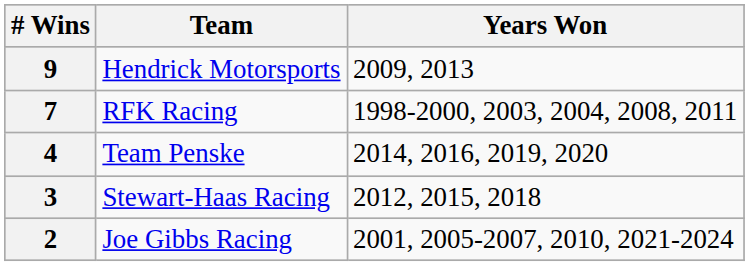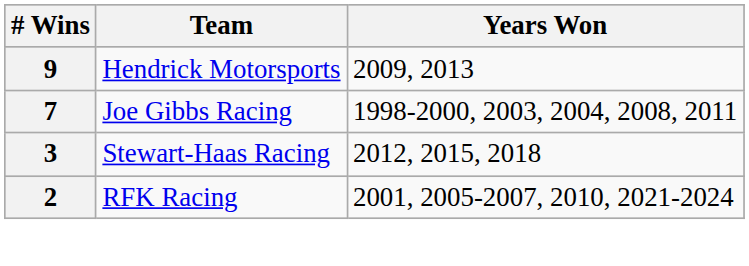(170, 111) RFK Racing -> (197, 111) Joe Gibbs Racing
- row: (51, 153)
(197, 238) Joe Gibbs Racing -> (170, 196) RFK Racing
